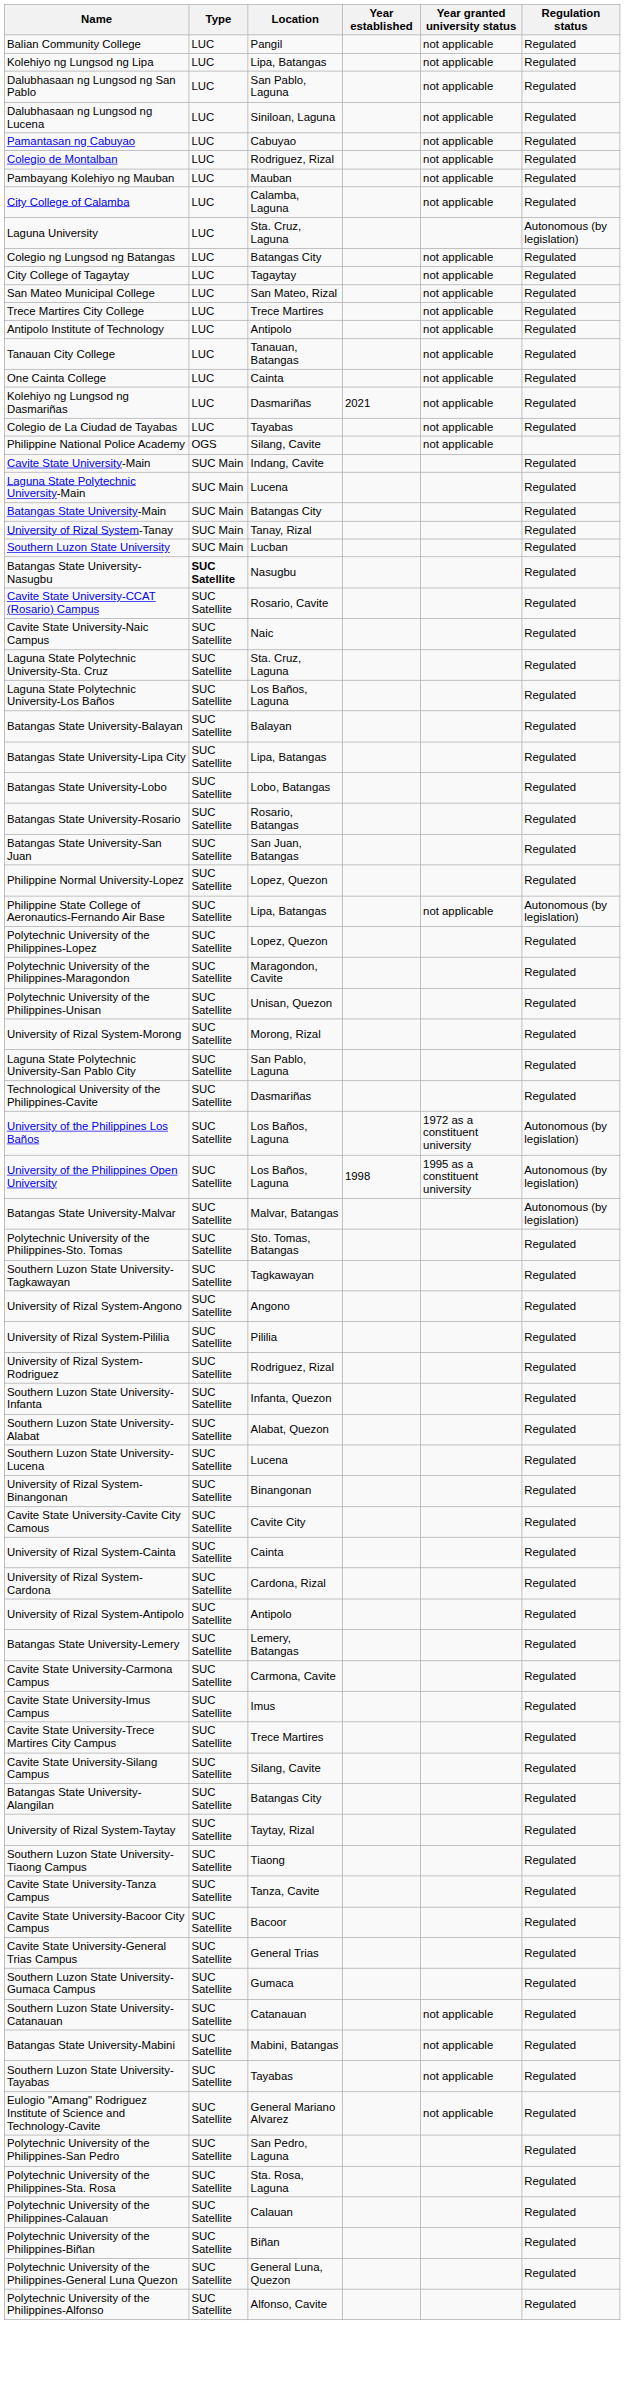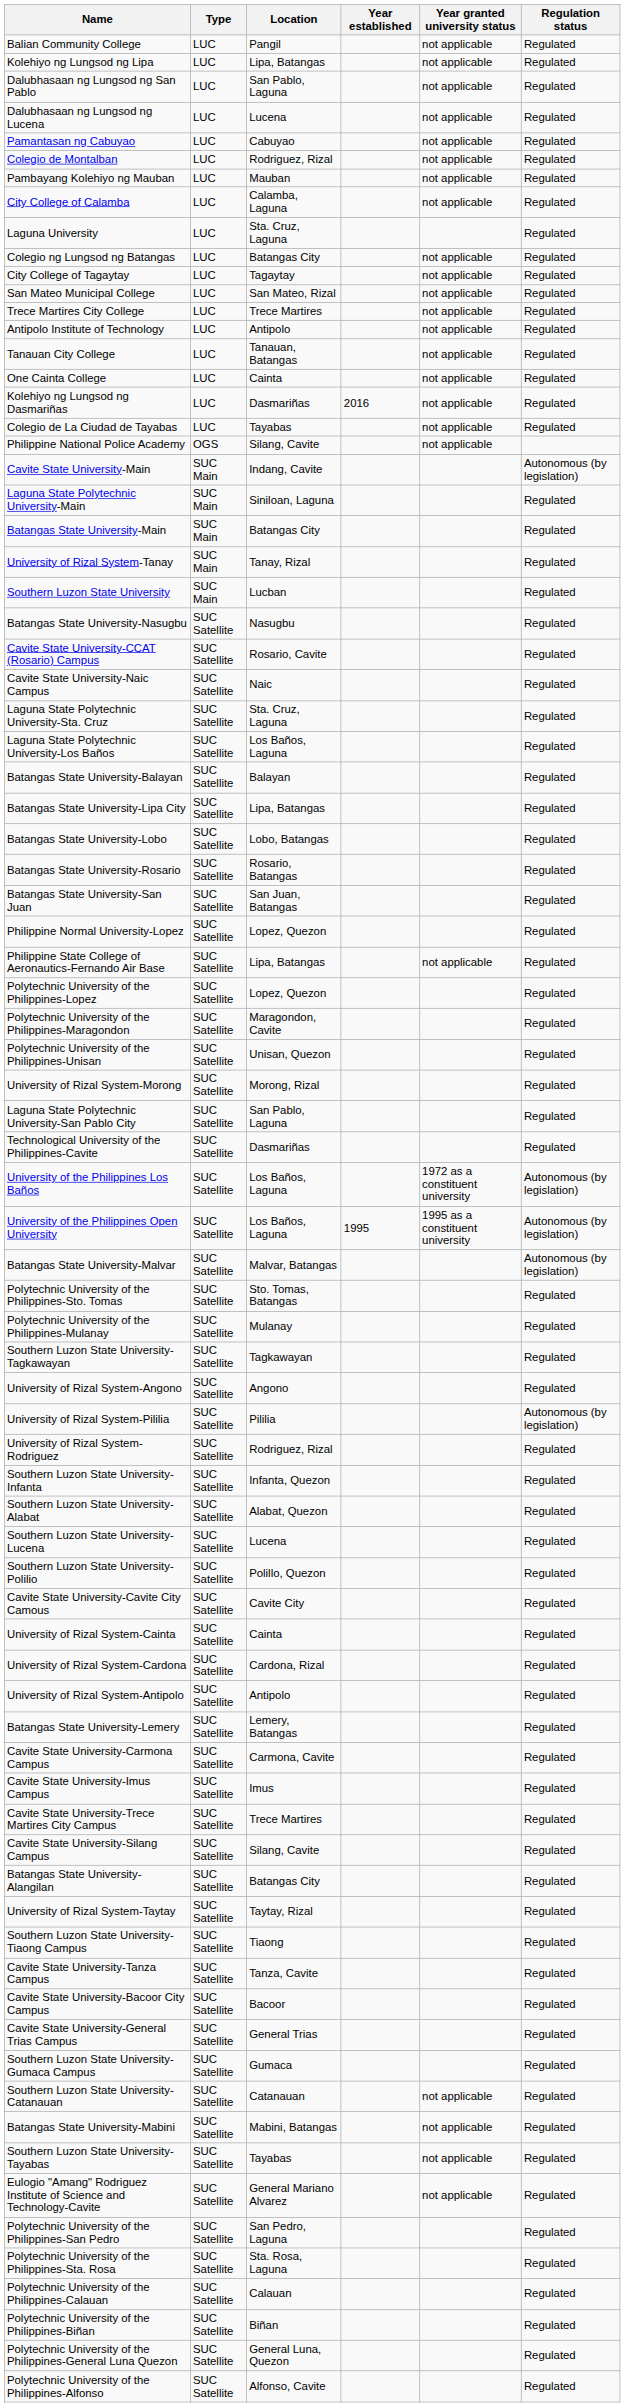(293, 117) Siniloan, Laguna -> (268, 117) Lucena
(566, 233) Autonomous (by legislation) -> (550, 233) Regulated
(358, 402) 2021 -> (356, 402) 2016
(550, 463) Regulated -> (565, 469) Autonomous (by legislation)
(269, 487) Lucena -> (291, 500) Siniloan, Laguna
(213, 572) bold -> (213, 623) normal
(566, 911) Autonomous (by legislation) -> (550, 962) Regulated
(358, 1176) 1998 -> (356, 1227) 1995
+ row: (78, 1326)
(550, 1337) Regulated -> (565, 1419) Autonomous (by legislation)
+ row: (90, 1573)
- row: (75, 1491)
